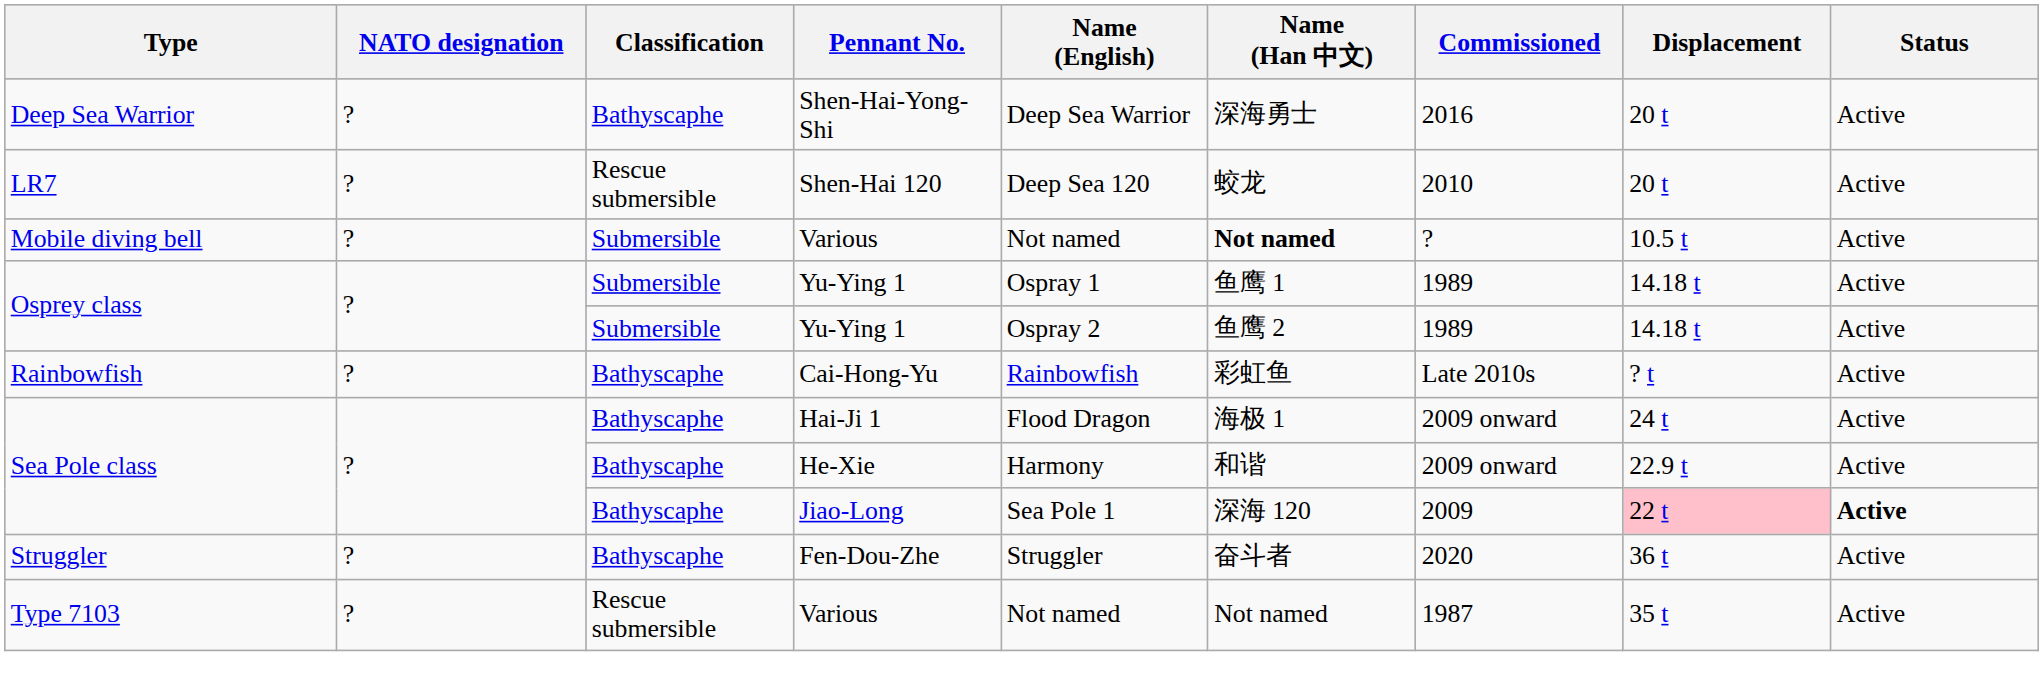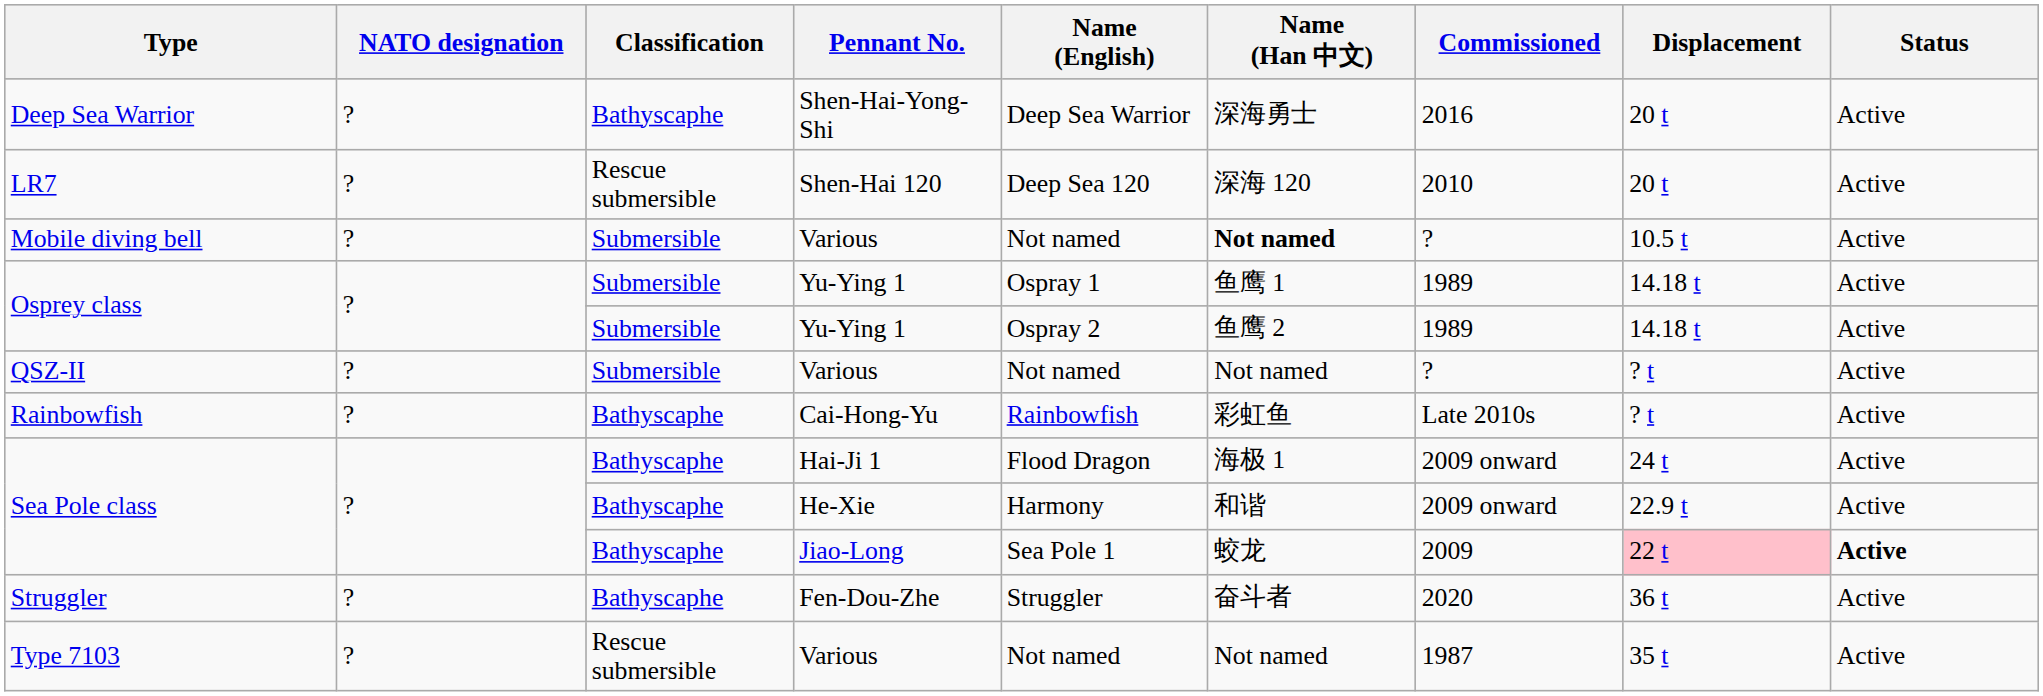(1240, 183) 蛟龙 -> (1262, 183) 深海 120
+ row: (48, 371)
(1262, 510) 深海 120 -> (1240, 550) 蛟龙
